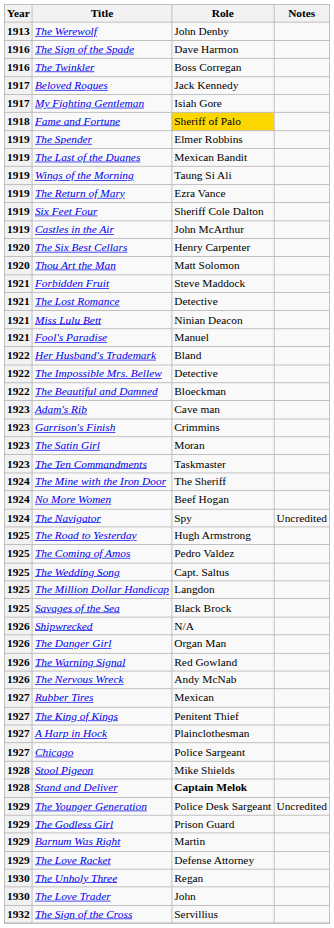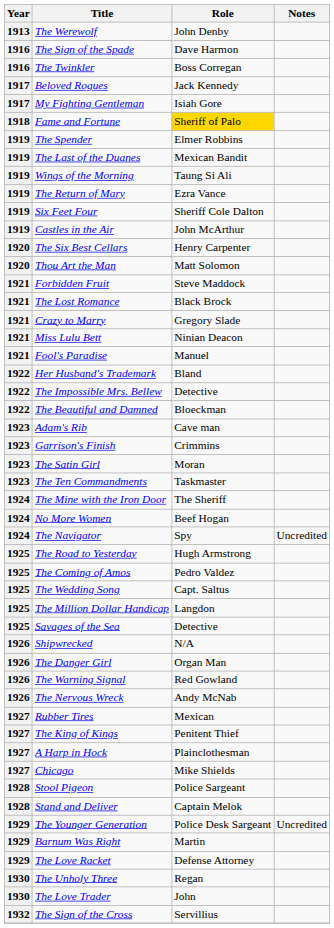(196, 301) Detective -> (203, 301) Black Brock
+ row: (70, 319)
(203, 608) Black Brock -> (196, 626) Detective
(210, 752) Police Sargeant -> (204, 770) Mike Shields
(204, 770) Mike Shields -> (210, 788) Police Sargeant
(211, 788) bold -> (208, 806) normal
- row: (74, 824)
